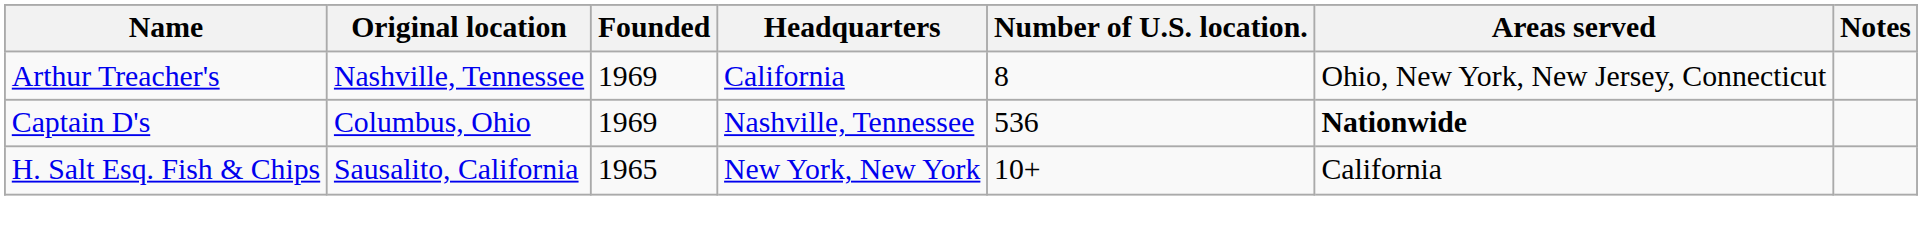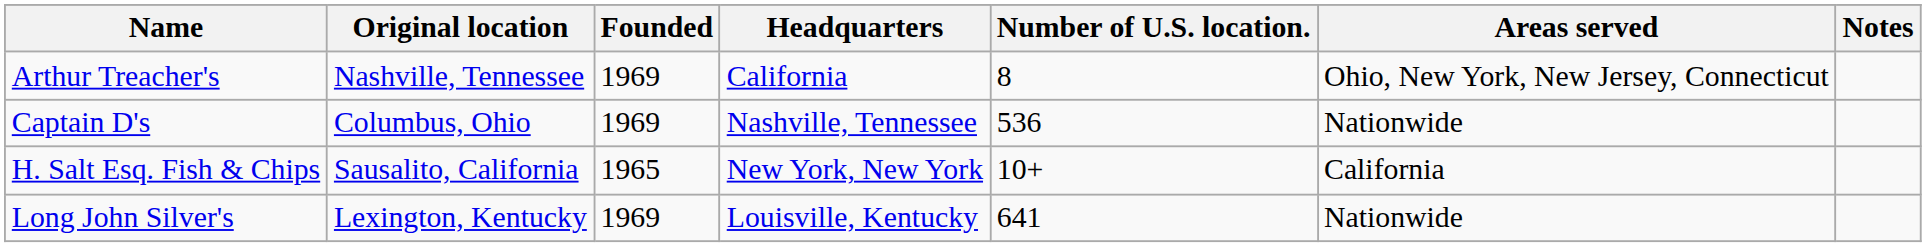(1394, 122) bold -> (1393, 122) normal
+ row: (123, 216)
